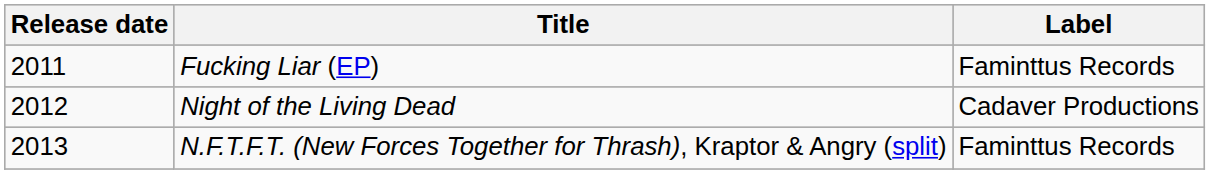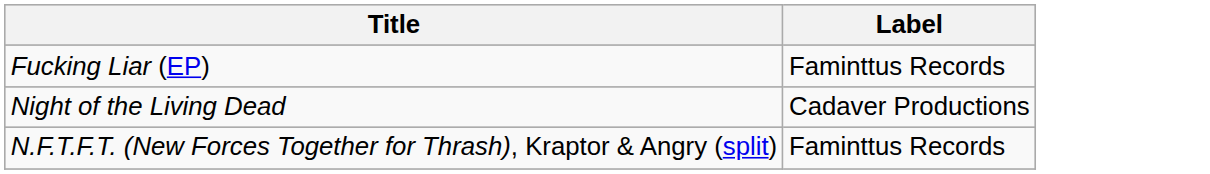- column: (90, 24)
